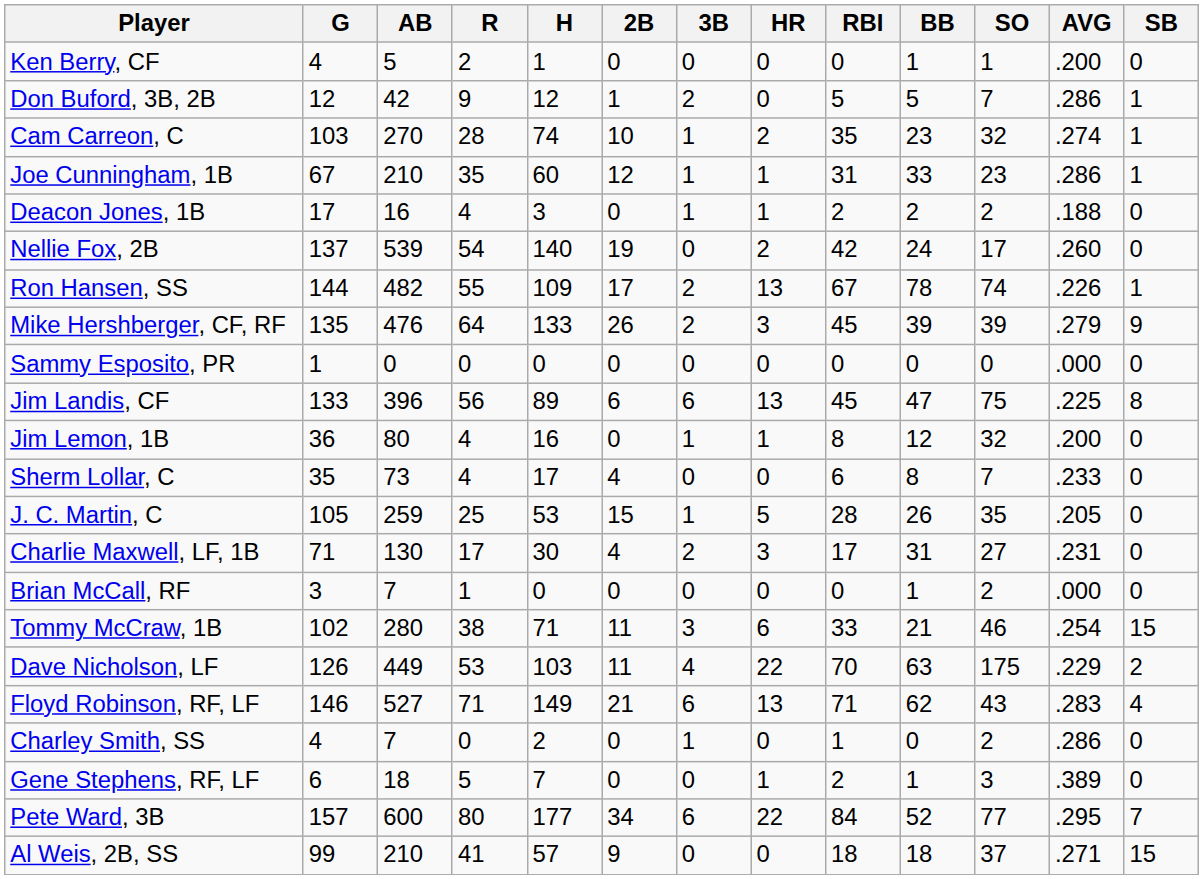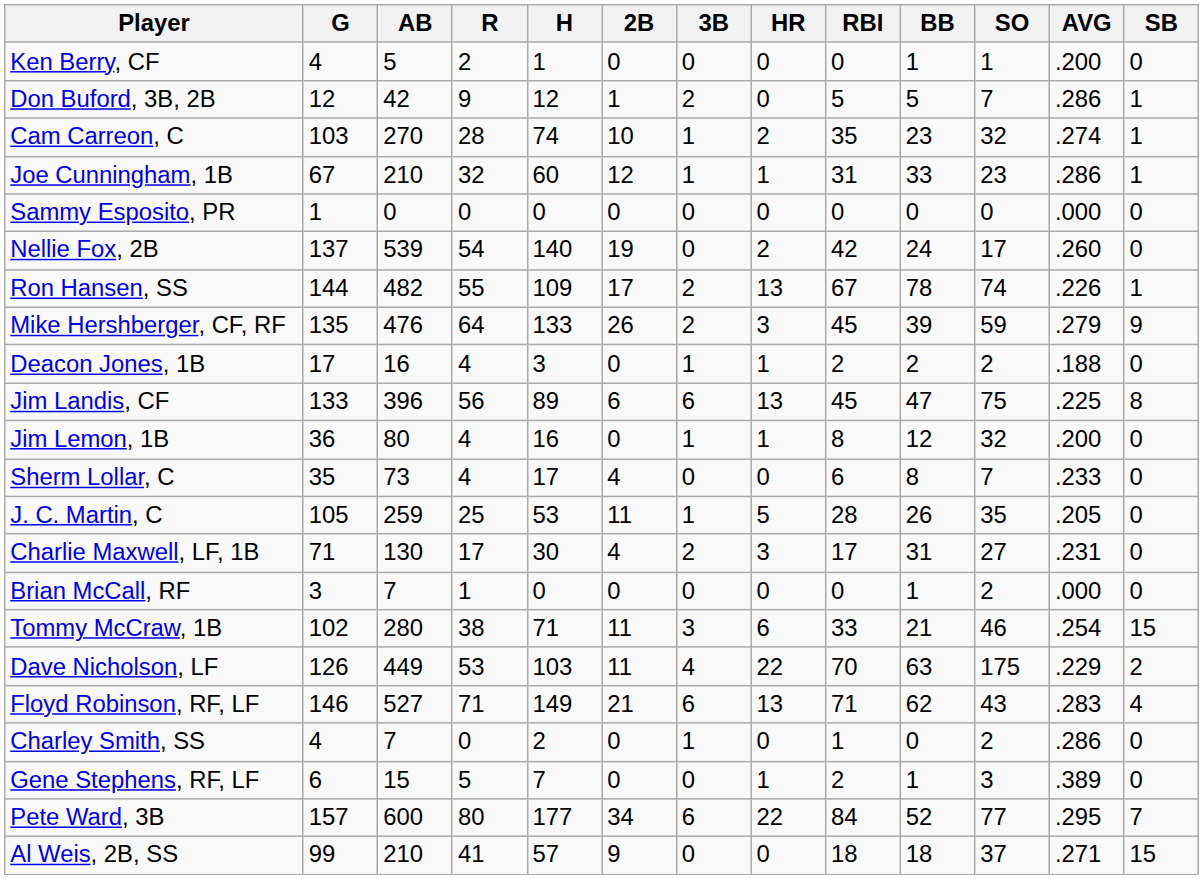(471, 174) 35 -> (471, 174) 32
rows swapped: (123, 363) <-> (108, 212)
(994, 325) 39 -> (994, 325) 59
(620, 514) 15 -> (620, 514) 11
(397, 779) 18 -> (397, 779) 15
